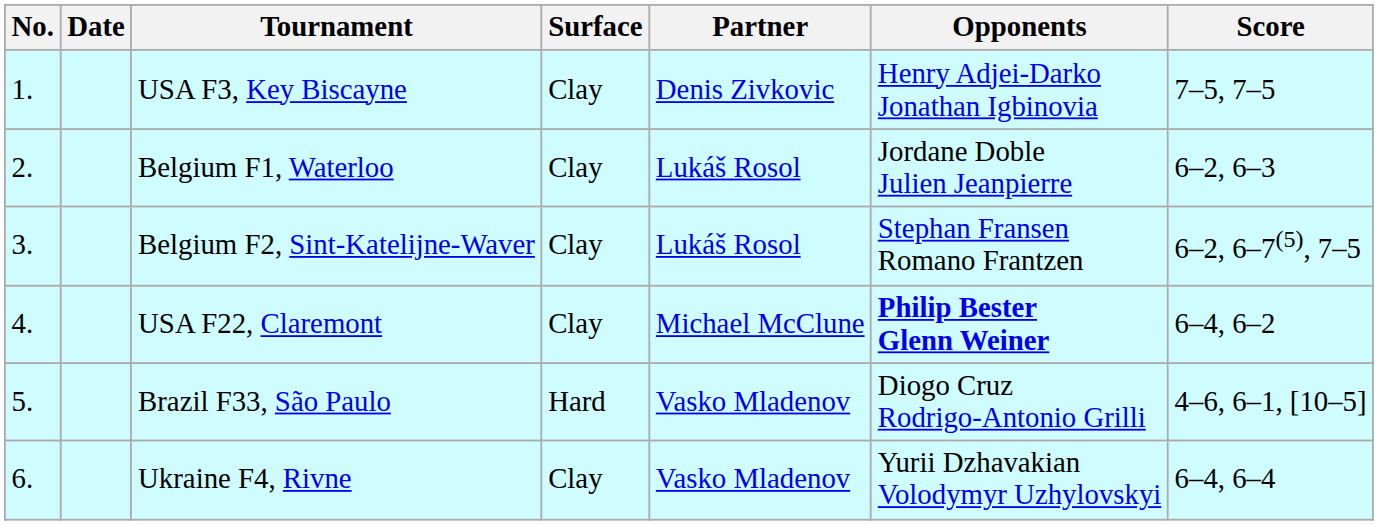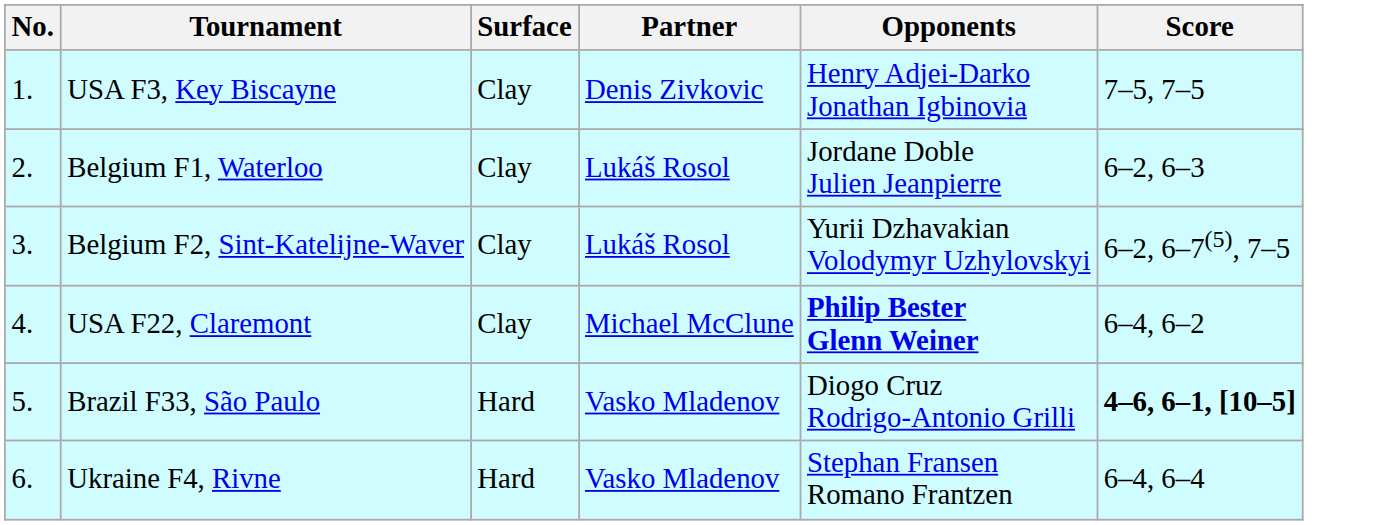- column: (96, 27)
(981, 245) Stephan Fransen Romano Frantzen -> (949, 245) Yurii Dzhavakian Volodymyr Uzhylovskyi
(1271, 401) normal -> (1200, 401) bold
(575, 479) Clay -> (506, 479) Hard
(1020, 479) Yurii Dzhavakian Volodymyr Uzhylovskyi -> (910, 479) Stephan Fransen Romano Frantzen
